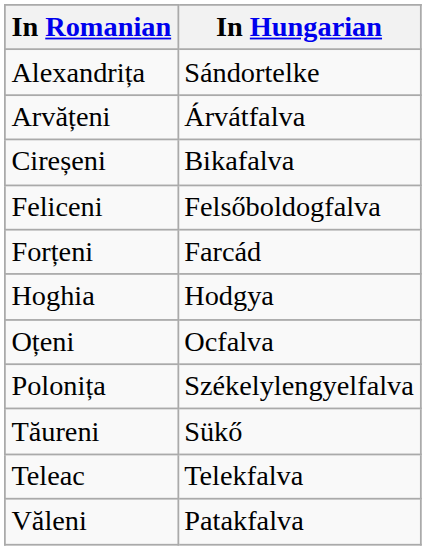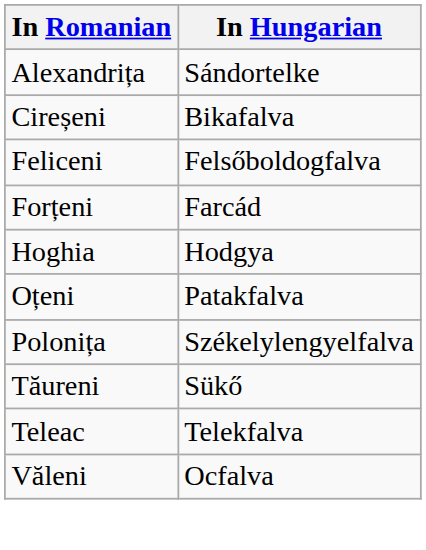- row: (61, 116)
(229, 341) Ocfalva -> (244, 296) Patakfalva
(244, 521) Patakfalva -> (229, 476) Ocfalva
